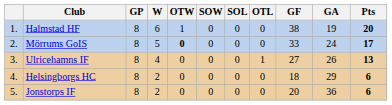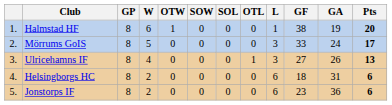+ column: (275, 12)
(182, 44) bold -> (173, 44) normal
(331, 76) 29 -> (336, 76) 31
(294, 92) 20 -> (301, 92) 23
